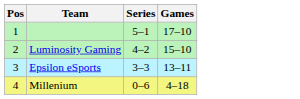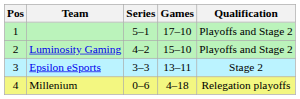+ column: (246, 13)
